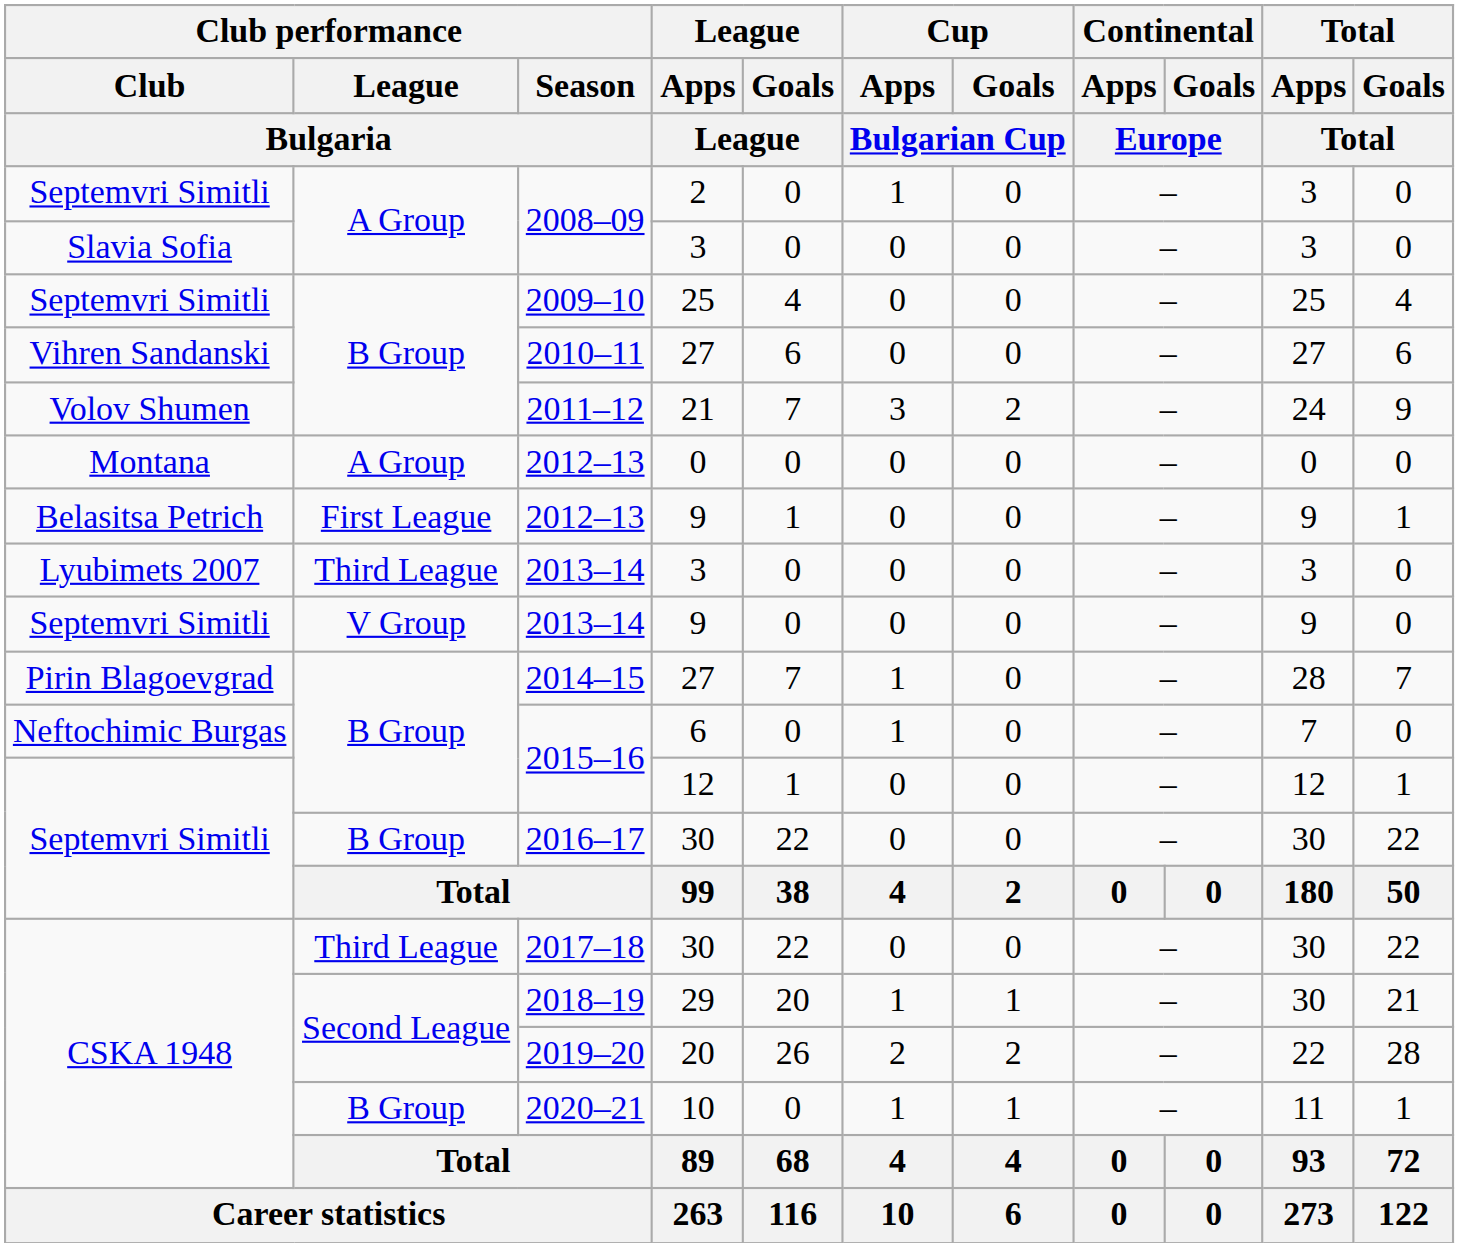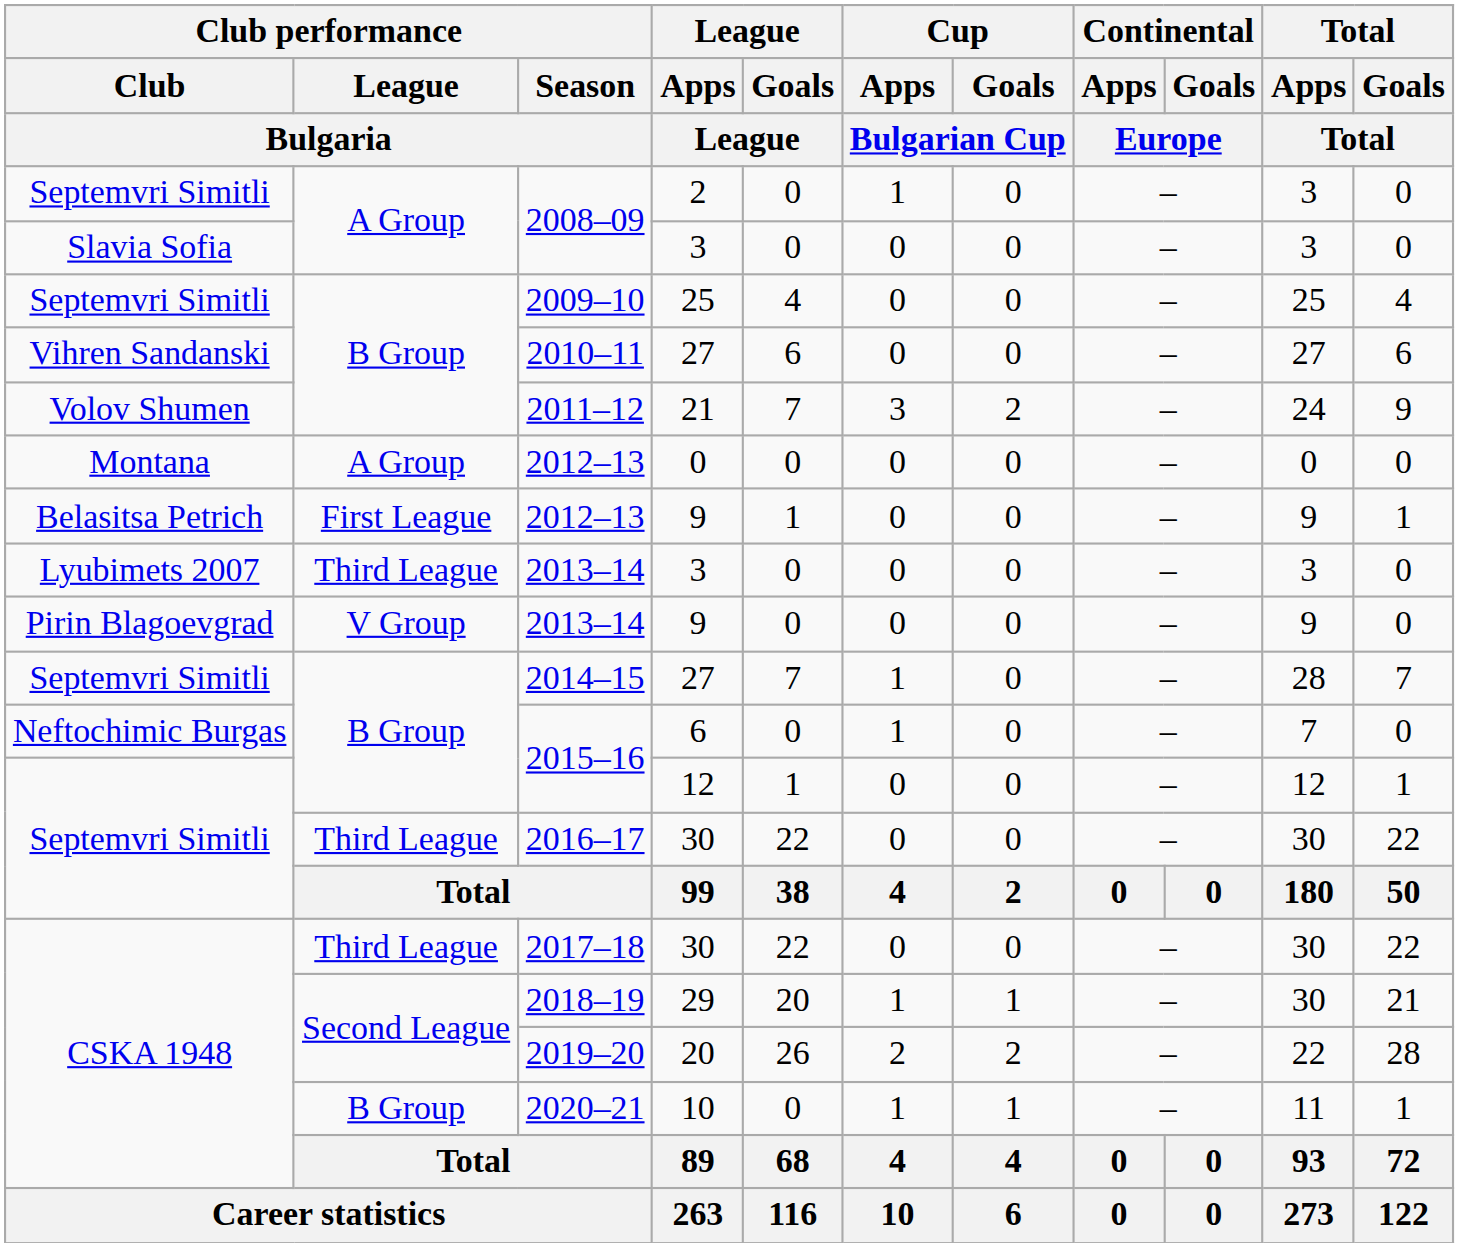(150, 623) Septemvri Simitli -> (150, 623) Pirin Blagoevgrad
(150, 676) Pirin Blagoevgrad -> (150, 676) Septemvri Simitli
(406, 838) B Group -> (406, 838) Third League
